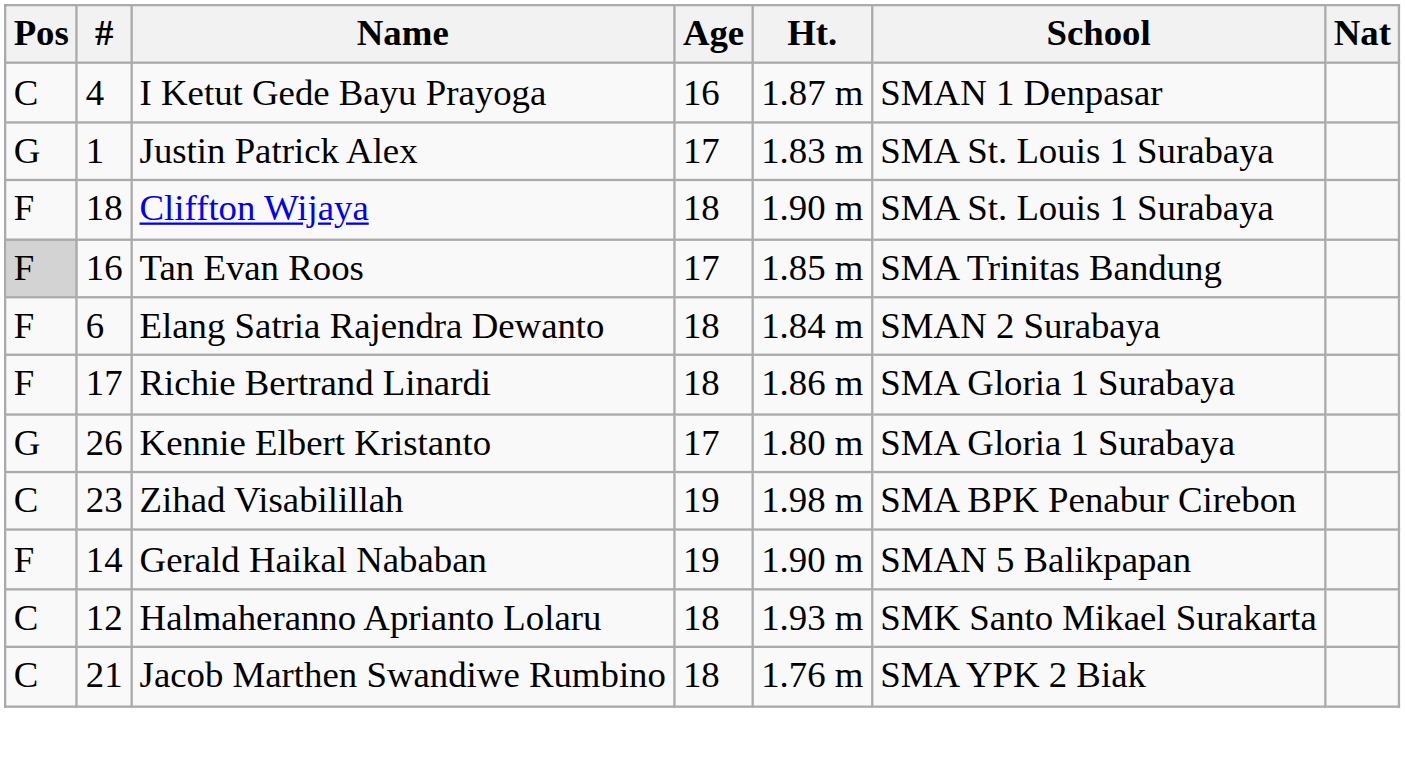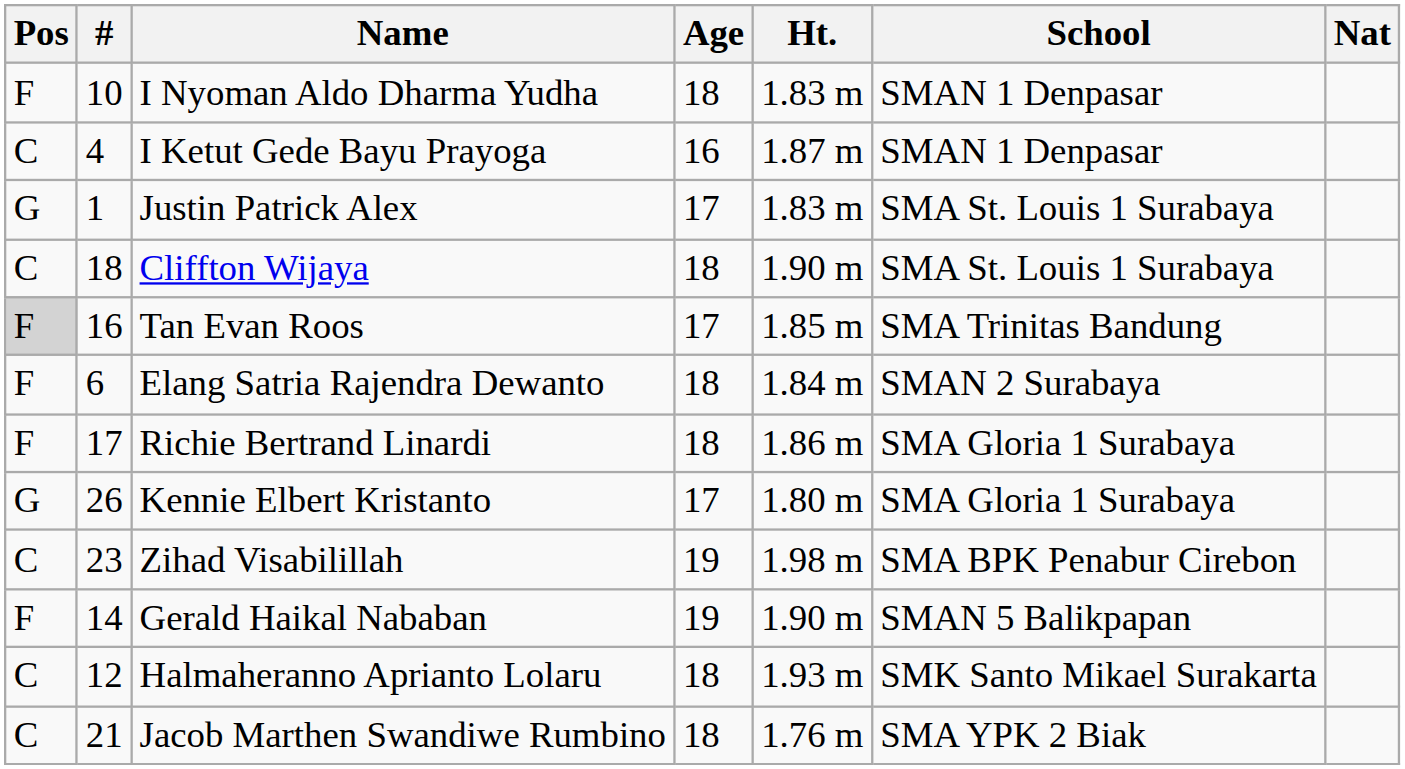+ row: (369, 92)
(24, 208) F -> (26, 267) C
